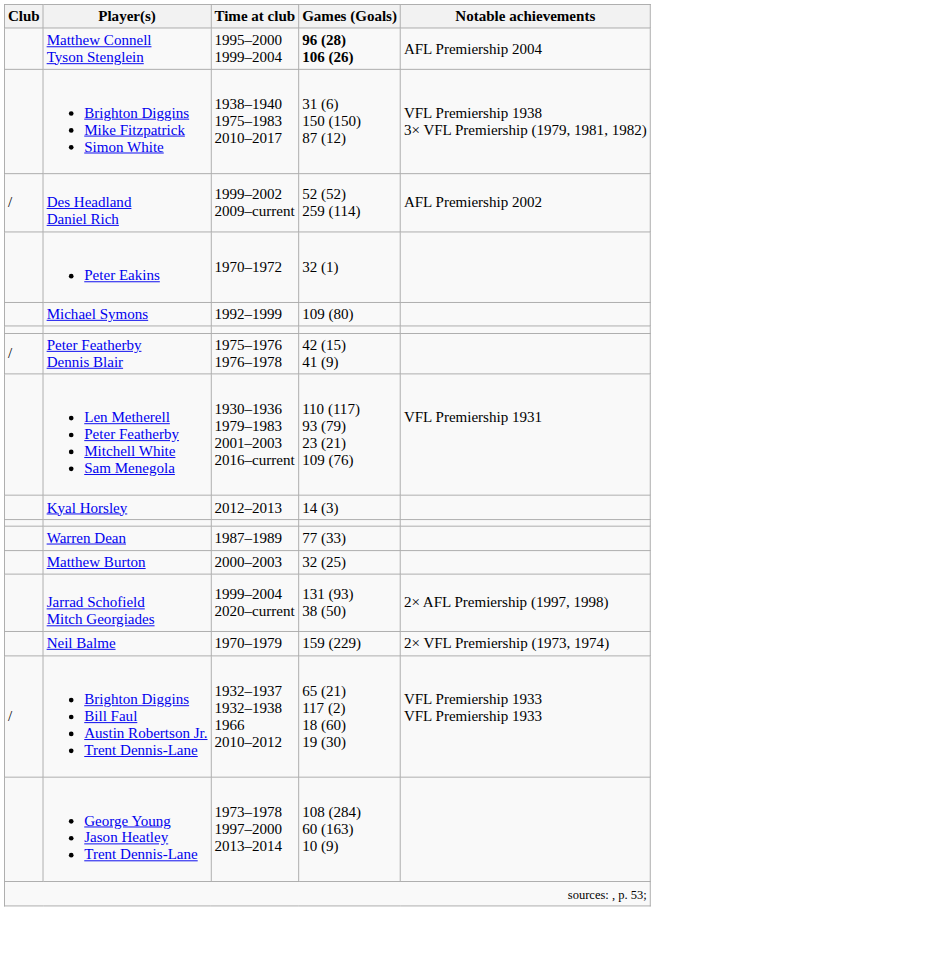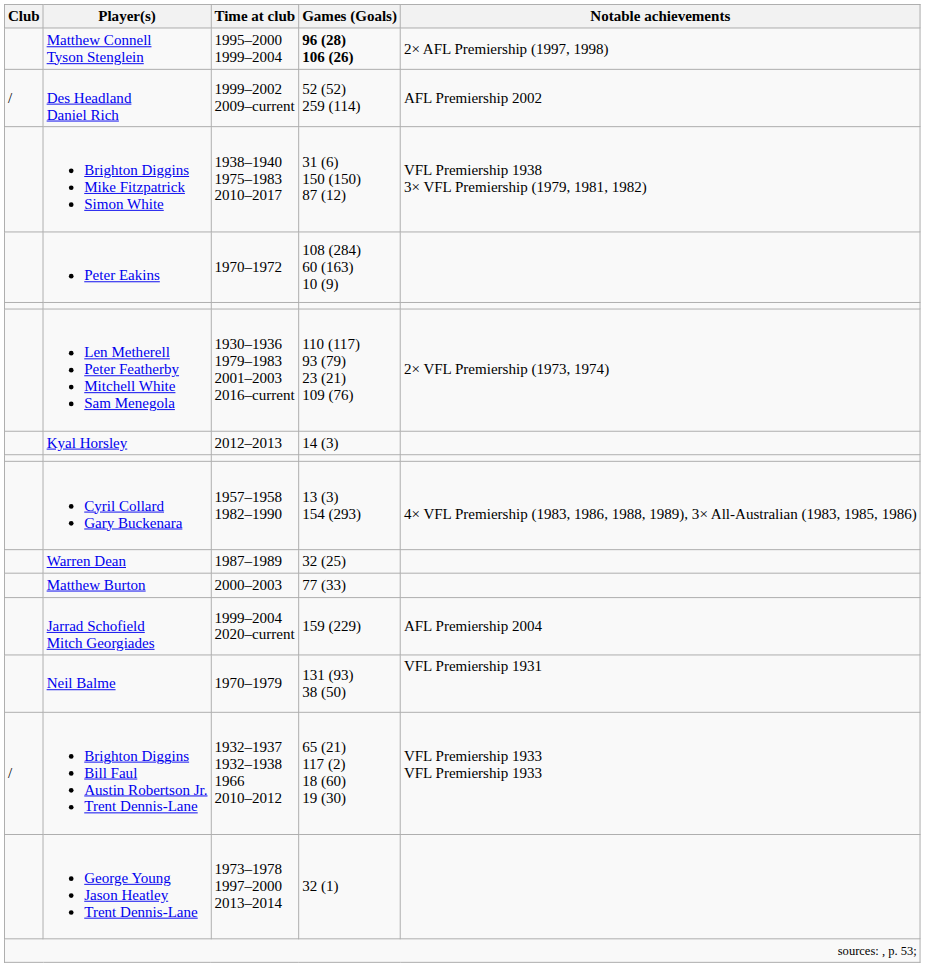(473, 48) AFL Premiership 2004 -> (506, 48) 2× AFL Premiership (1997, 1998)
rows swapped: (89, 211) <-> (127, 130)
(320, 266) 32 (1) -> (332, 266) 108 (284) 60 (163) 10 (9)
- row: (97, 314)
- row: (94, 353)
(473, 417) VFL Premiership 1931 -> (507, 370) 2× VFL Premiership (1973, 1974)
+ row: (127, 514)
(324, 538) 77 (33) -> (324, 561) 32 (25)
(324, 562) 32 (25) -> (324, 585) 77 (33)
(328, 602) 131 (93) 38 (50) -> (332, 626) 159 (229)
(506, 602) 2× AFL Premiership (1997, 1998) -> (473, 626) AFL Premiership 2004
(332, 643) 159 (229) -> (328, 683) 131 (93) 38 (50)
(507, 643) 2× VFL Premiership (1973, 1974) -> (473, 666) VFL Premiership 1931
(332, 829) 108 (284) 60 (163) 10 (9) -> (320, 886) 32 (1)
